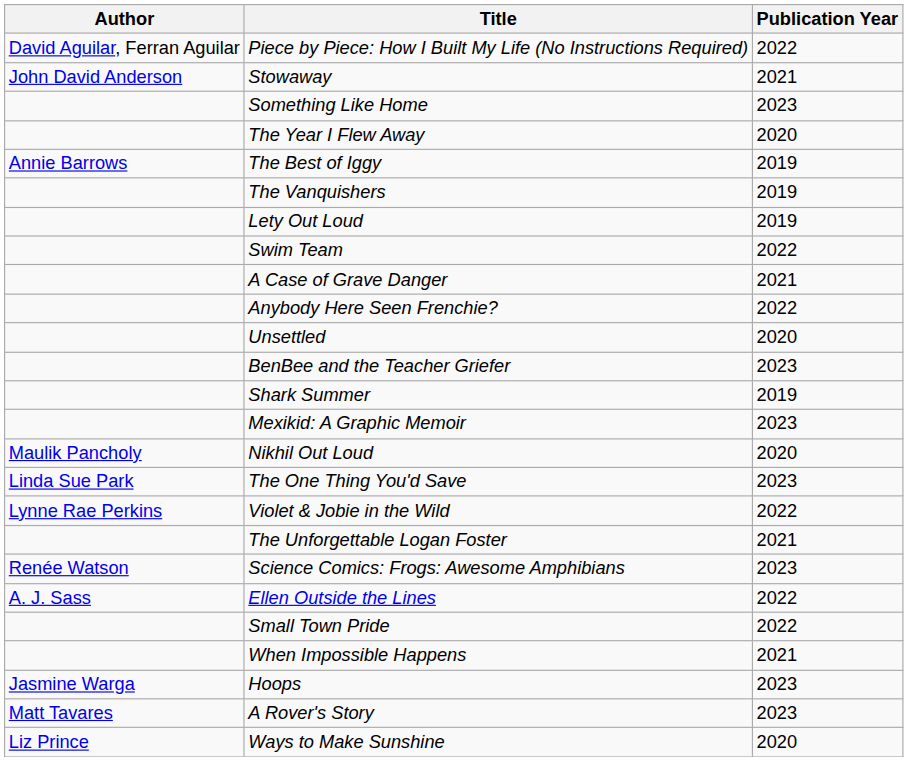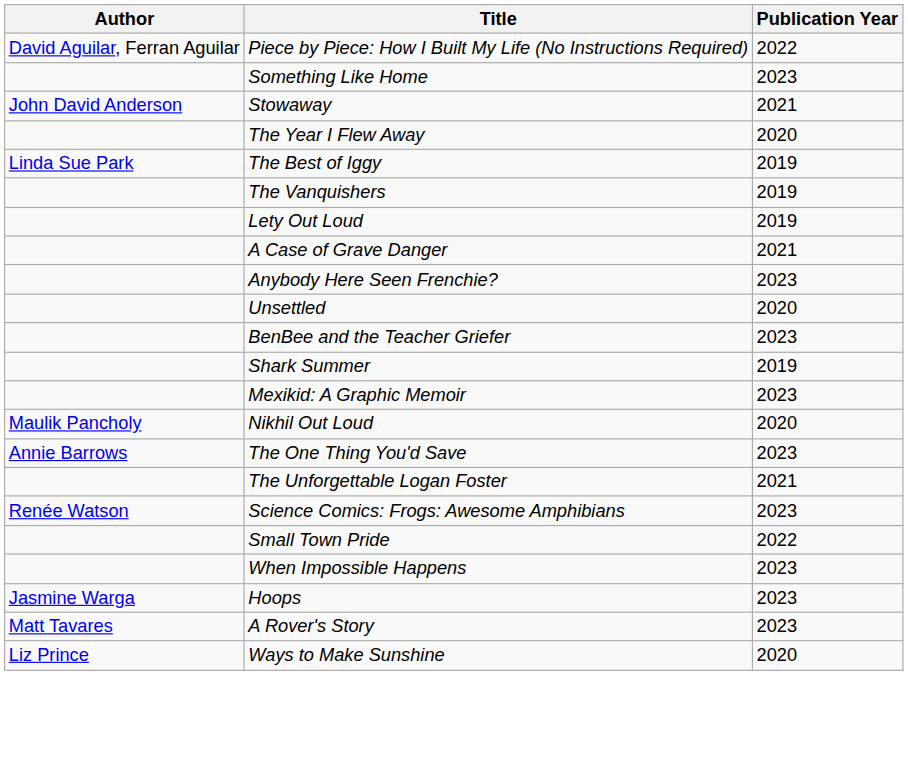rows swapped: (290, 76) <-> (338, 105)
(68, 163) Annie Barrows -> (71, 163) Linda Sue Park
- row: (296, 250)
(777, 308) 2022 -> (777, 279) 2023
(71, 481) Linda Sue Park -> (68, 452) Annie Barrows
- row: (349, 510)
- row: (342, 597)
(777, 655) 2021 -> (777, 568) 2023
